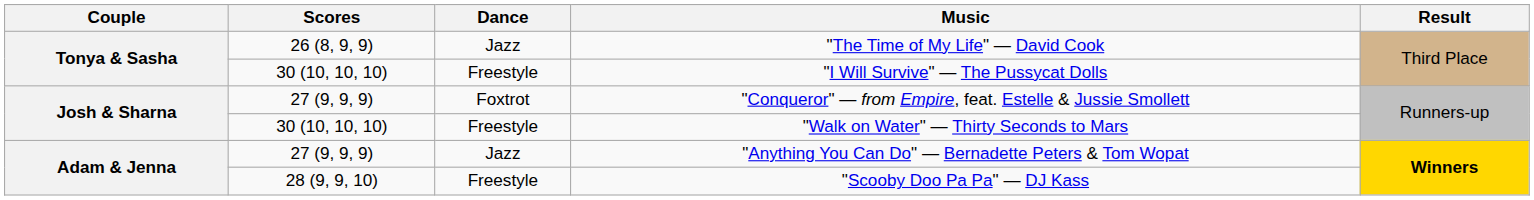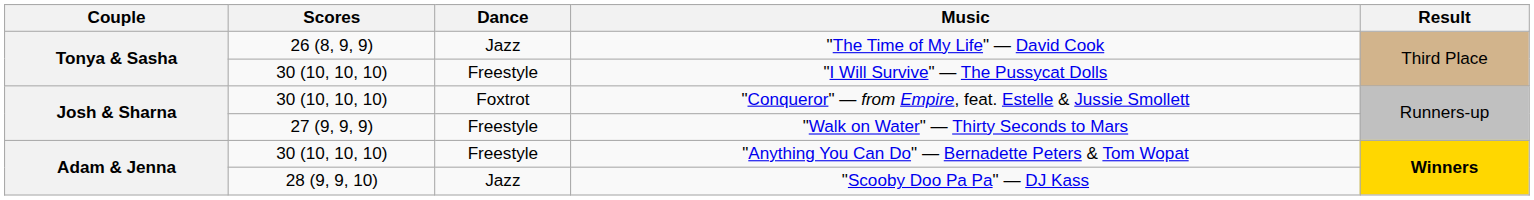(332, 99) 27 (9, 9, 9) -> (332, 99) 30 (10, 10, 10)
(332, 126) 30 (10, 10, 10) -> (332, 126) 27 (9, 9, 9)
(332, 153) 27 (9, 9, 9) -> (332, 153) 30 (10, 10, 10)
(503, 153) Jazz -> (503, 153) Freestyle
(503, 180) Freestyle -> (503, 180) Jazz
